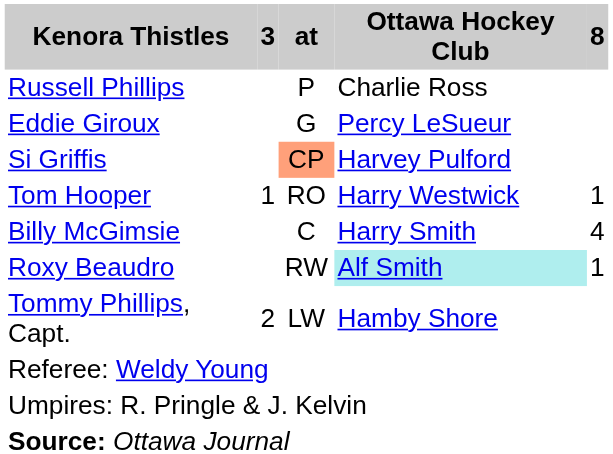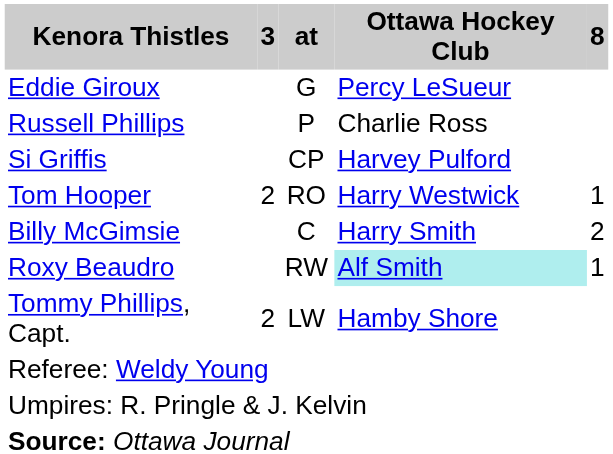rows swapped: (84, 123) <-> (96, 87)
(306, 159) lightsalmon background -> (306, 159) no background
(268, 195) 1 -> (268, 195) 2
(597, 231) 4 -> (597, 231) 2
